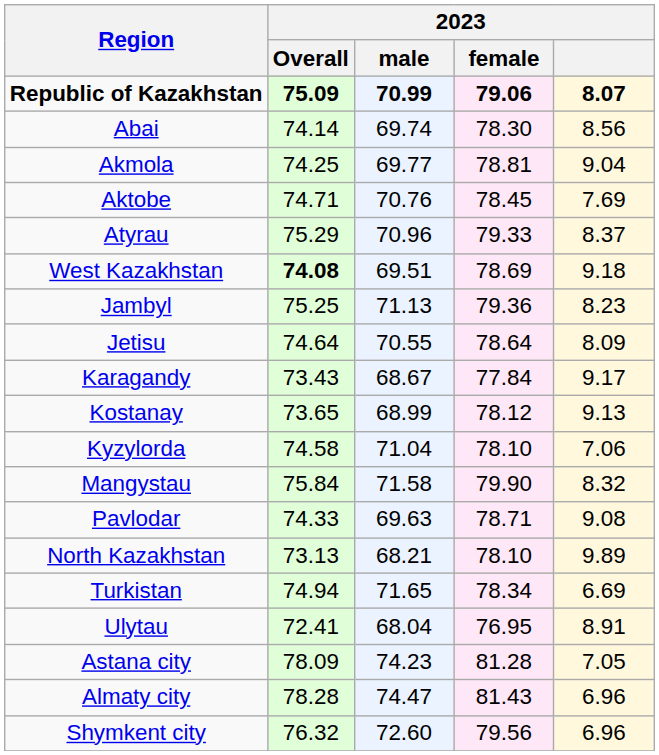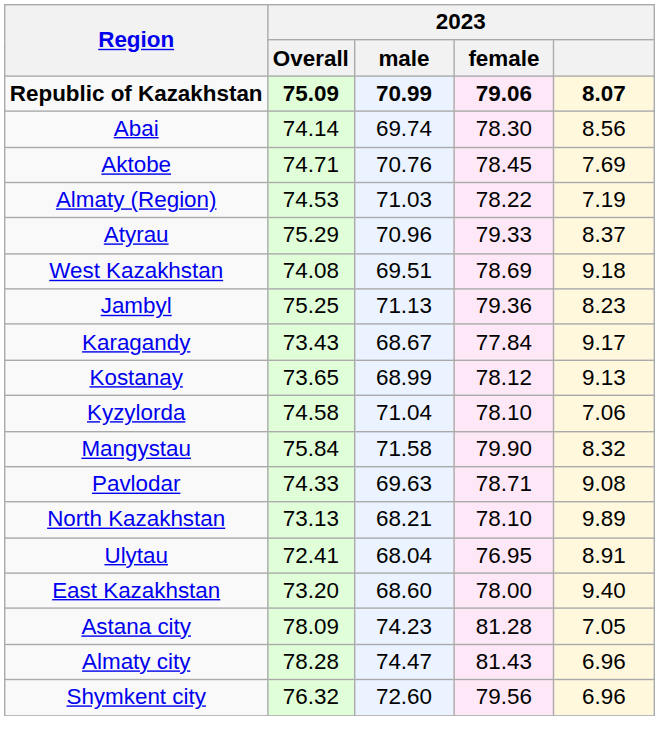- row: (136, 164)
+ row: (136, 199)
(311, 270) bold -> (311, 270) normal
- row: (136, 341)
- row: (136, 590)
+ row: (136, 590)
